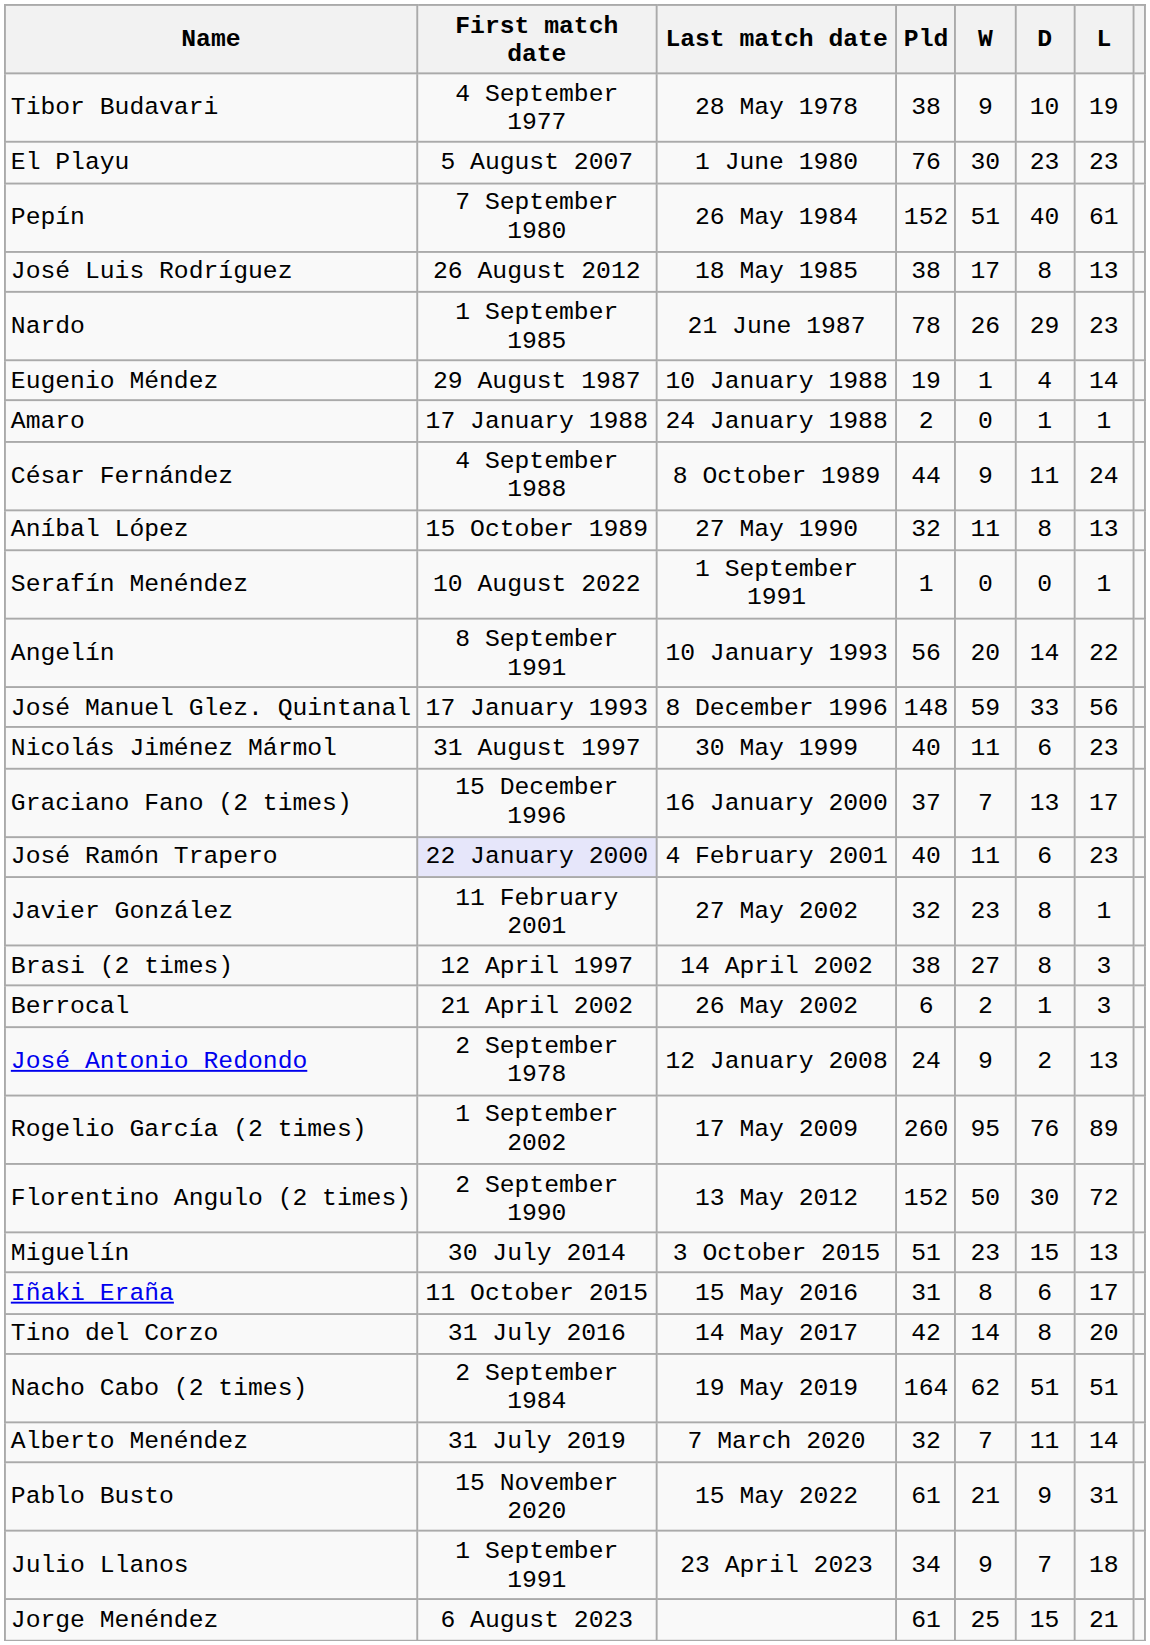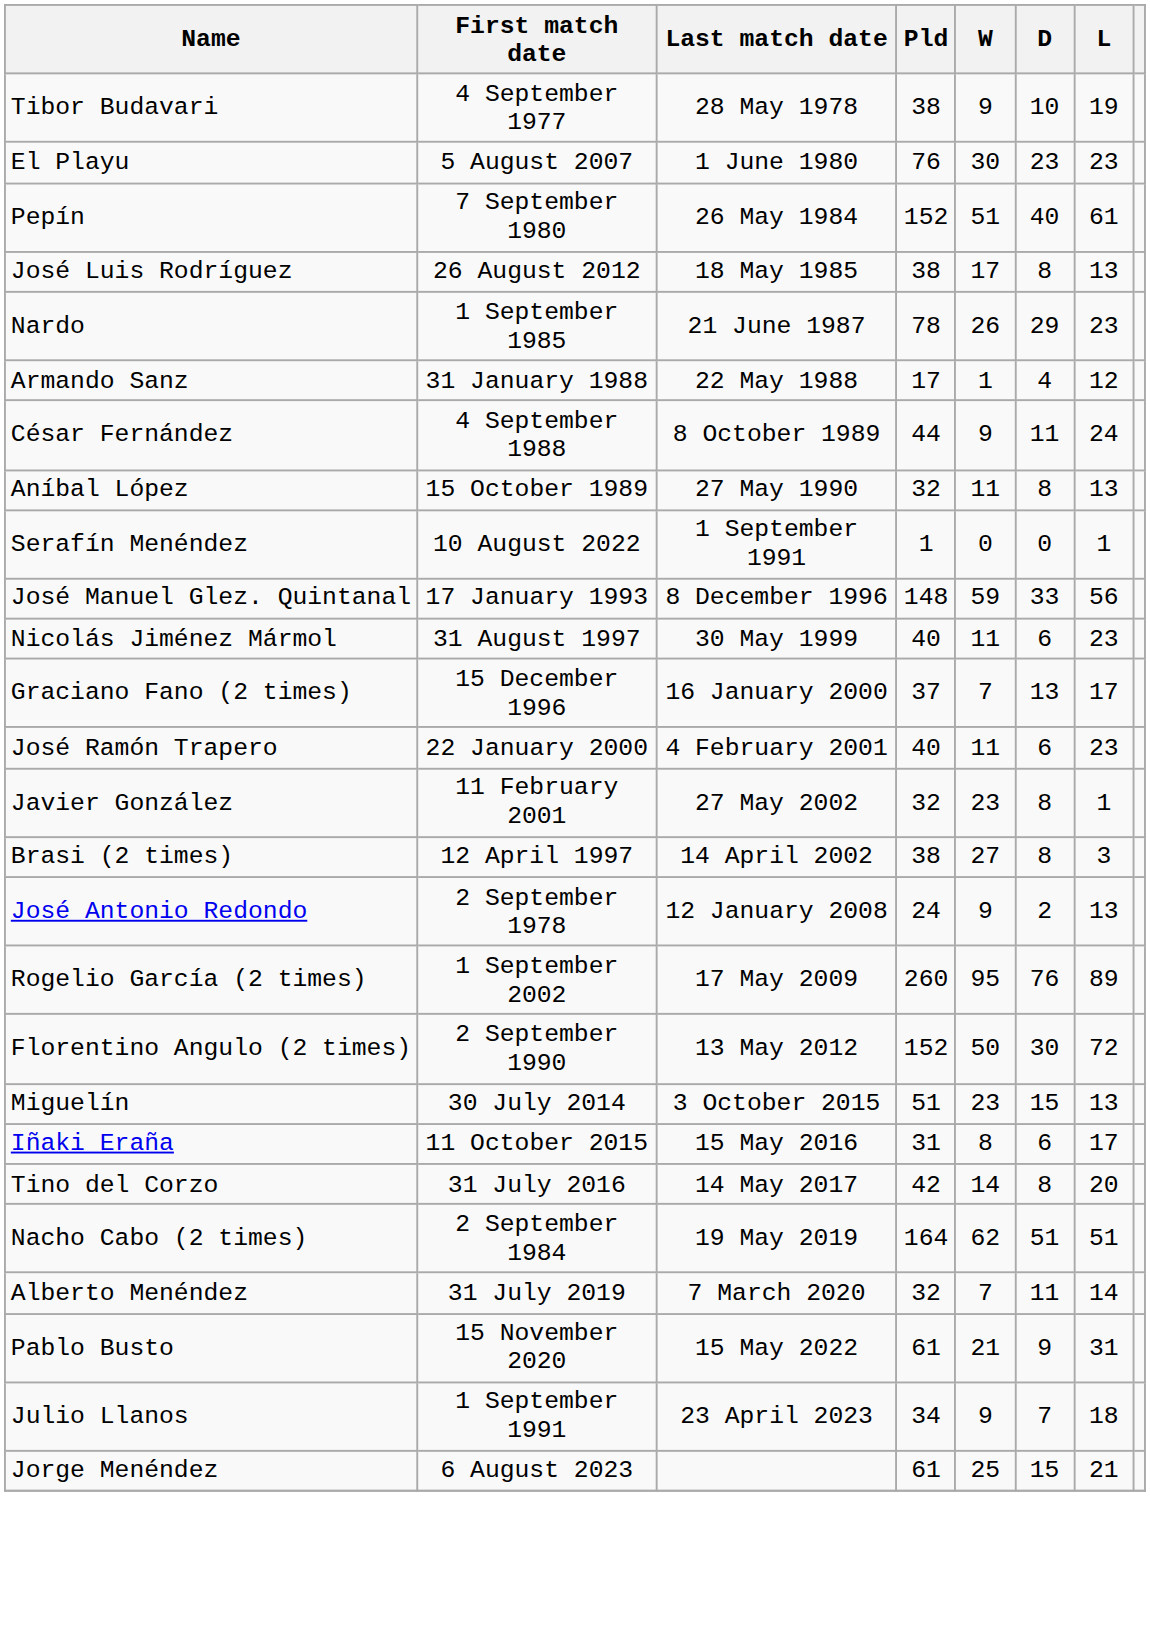- row: (115, 381)
- row: (48, 421)
+ row: (100, 381)
- row: (63, 653)
(537, 857) lavender background -> (537, 748) no background
- row: (70, 1006)
